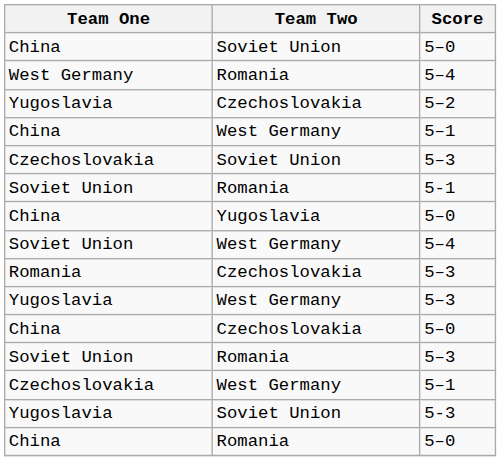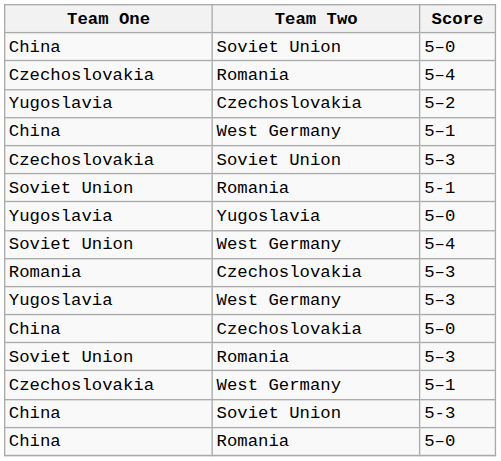(71, 75) West Germany -> (81, 75) Czechoslovakia
(35, 216) China -> (61, 216) Yugoslavia
(61, 413) Yugoslavia -> (35, 413) China
